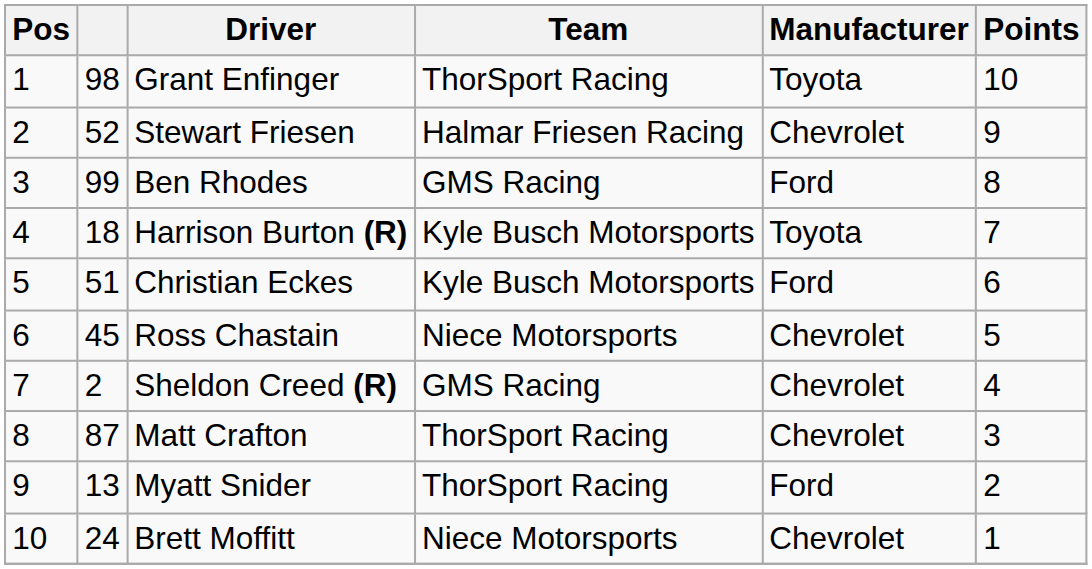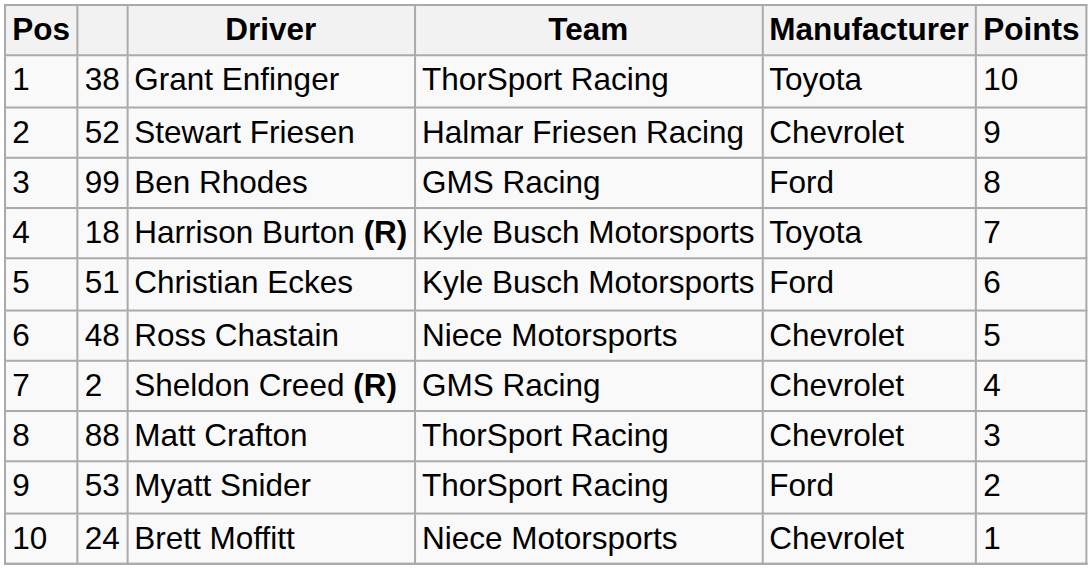(102, 80) 98 -> (102, 80) 38
(102, 334) 45 -> (102, 334) 48
(102, 435) 87 -> (102, 435) 88
(102, 486) 13 -> (102, 486) 53
